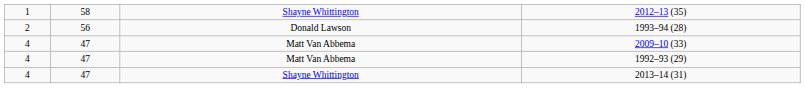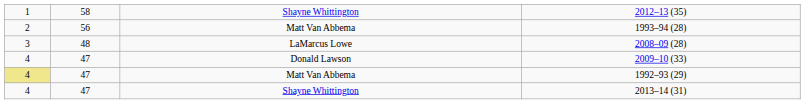(321, 27) Donald Lawson -> (321, 27) Matt Van Abbema
+ row: (661, 43)
(321, 43) Matt Van Abbema -> (321, 59) Donald Lawson
(27, 59) no background -> (27, 74) khaki background
